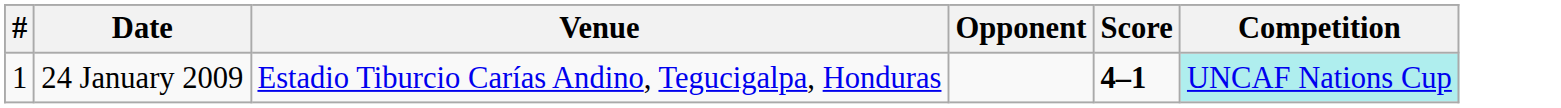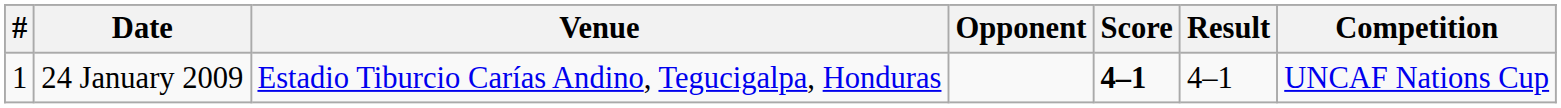+ column: (1229, 28)
(1319, 77) paleturquoise background -> (1417, 77) no background
